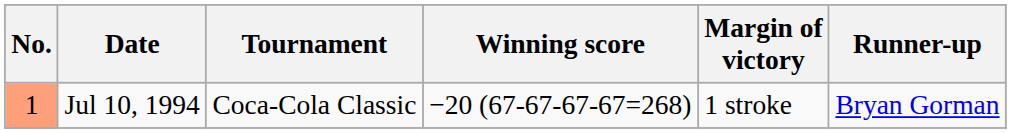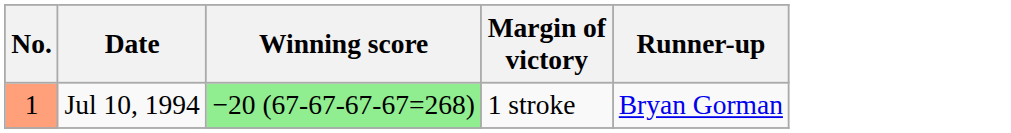- column: (314, 43)
(560, 105) no background -> (344, 105) lightgreen background
